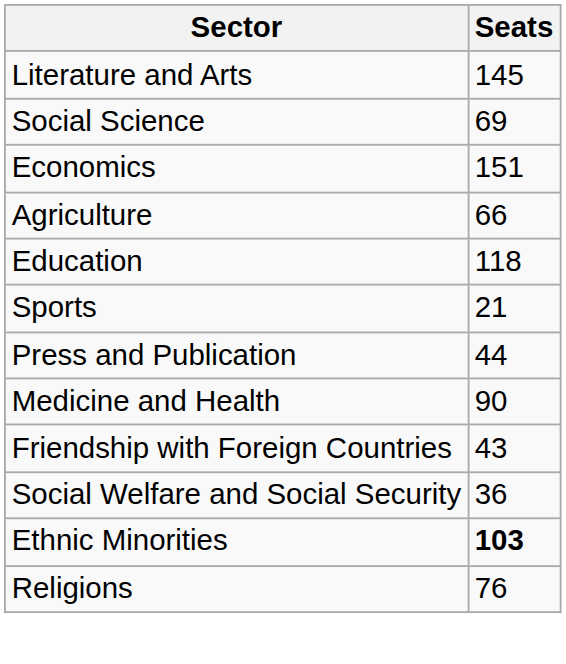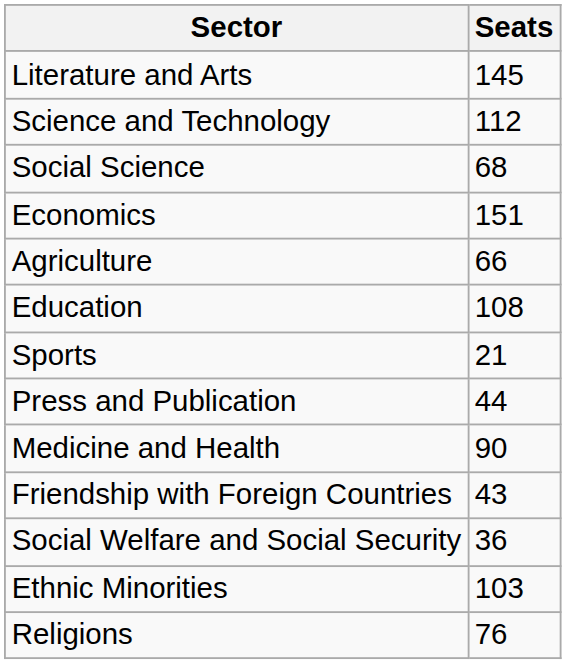+ row: (171, 121)
(491, 121) 69 -> (491, 167) 68
(498, 261) 118 -> (499, 307) 108
(499, 541) bold -> (499, 588) normal
